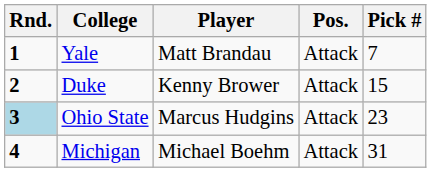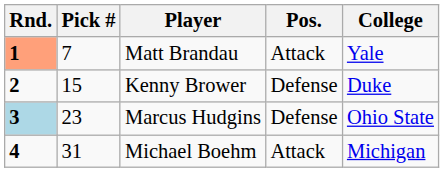columns swapped: (394, 20) <-> (105, 20)
(14, 53) no background -> (14, 53) lightsalmon background
(331, 85) Attack -> (304, 85) Defense
(331, 118) Attack -> (304, 118) Defense
